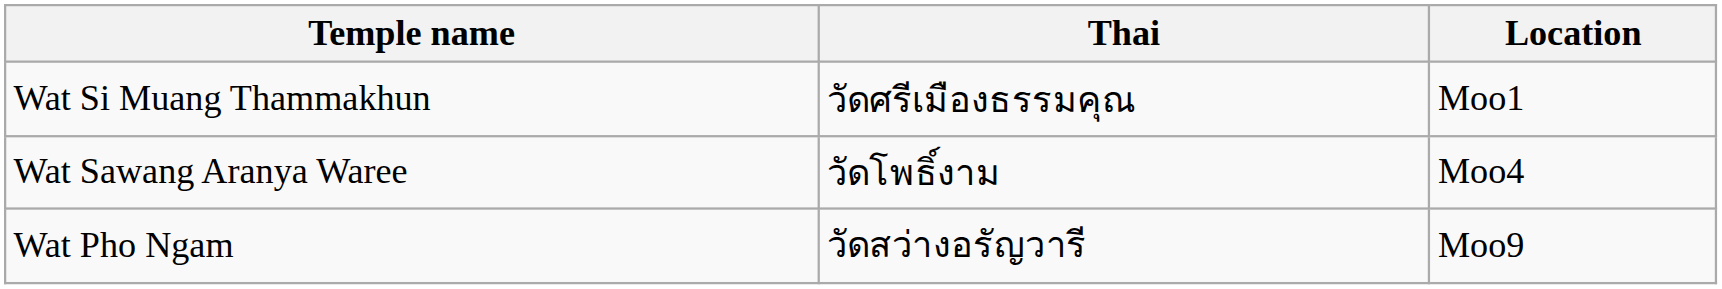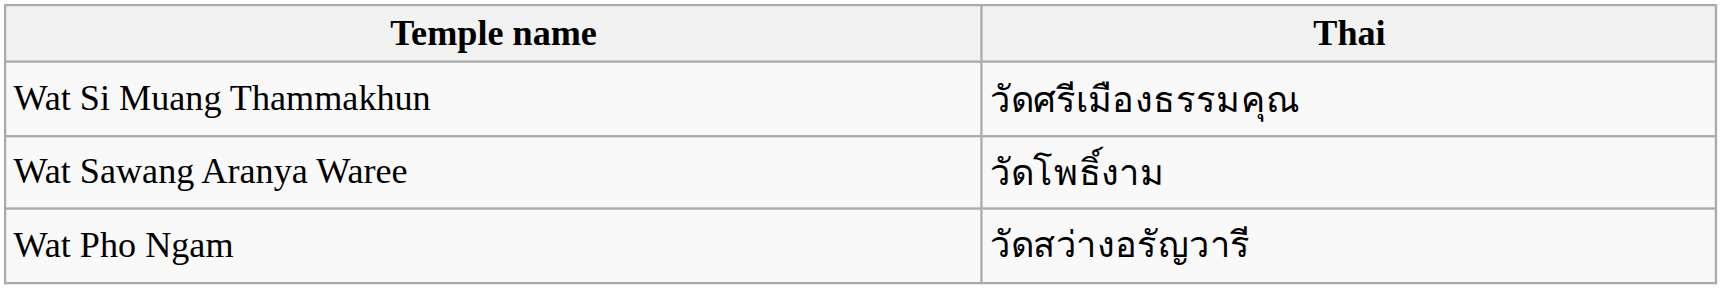- column: (1573, 33)
